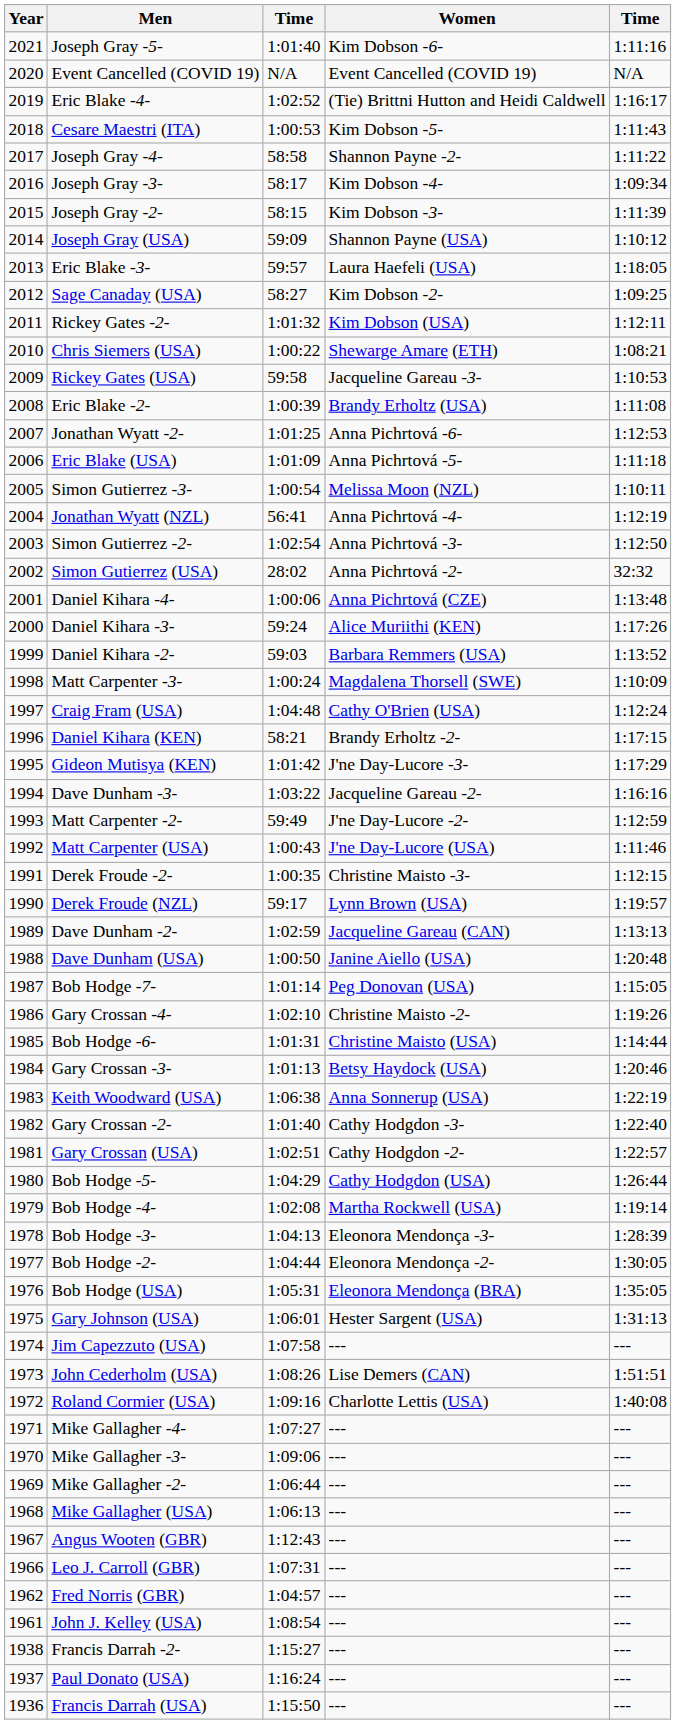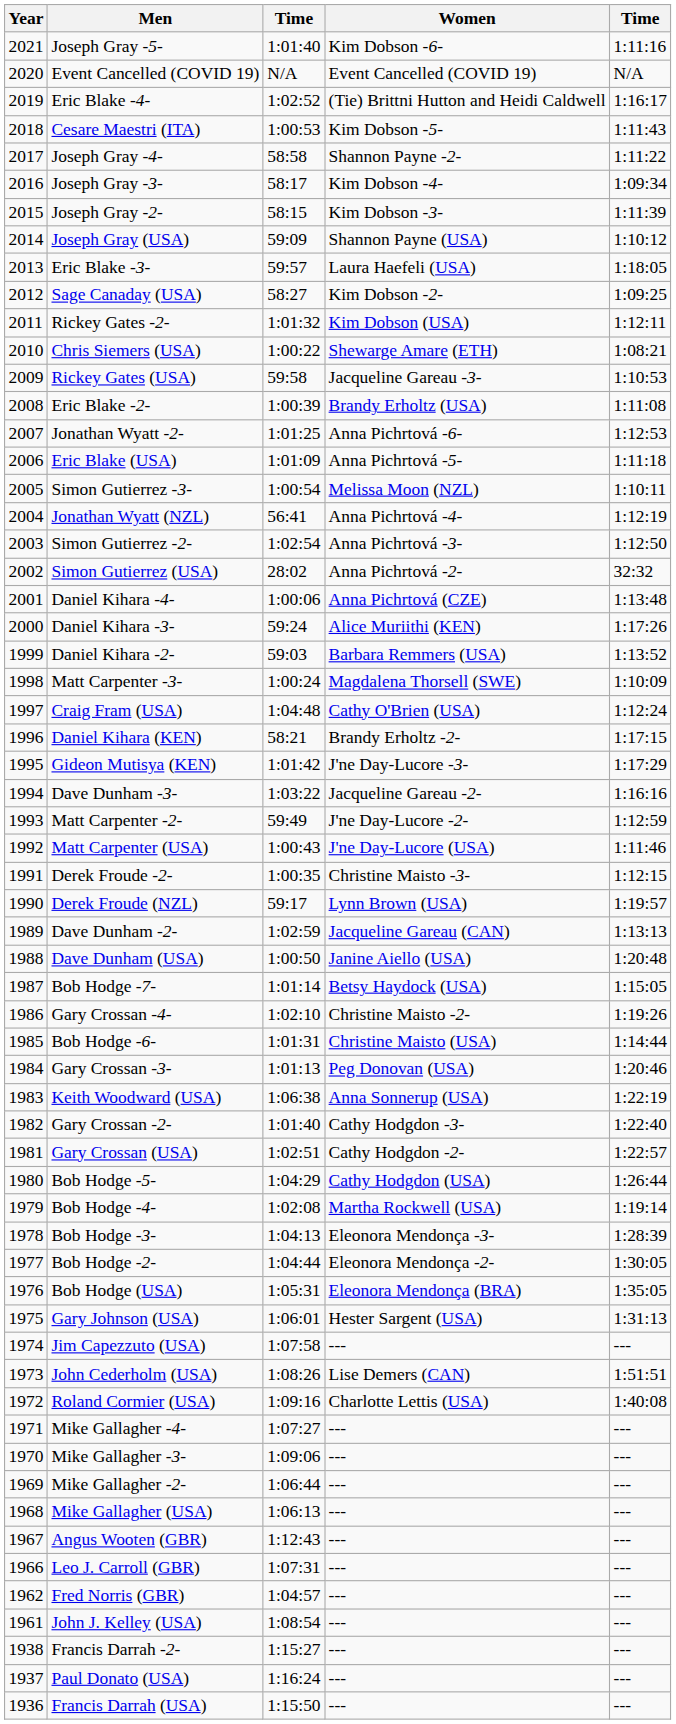(401, 986) Peg Donovan (USA) -> (408, 986) Betsy Haydock (USA)
(408, 1069) Betsy Haydock (USA) -> (401, 1069) Peg Donovan (USA)
